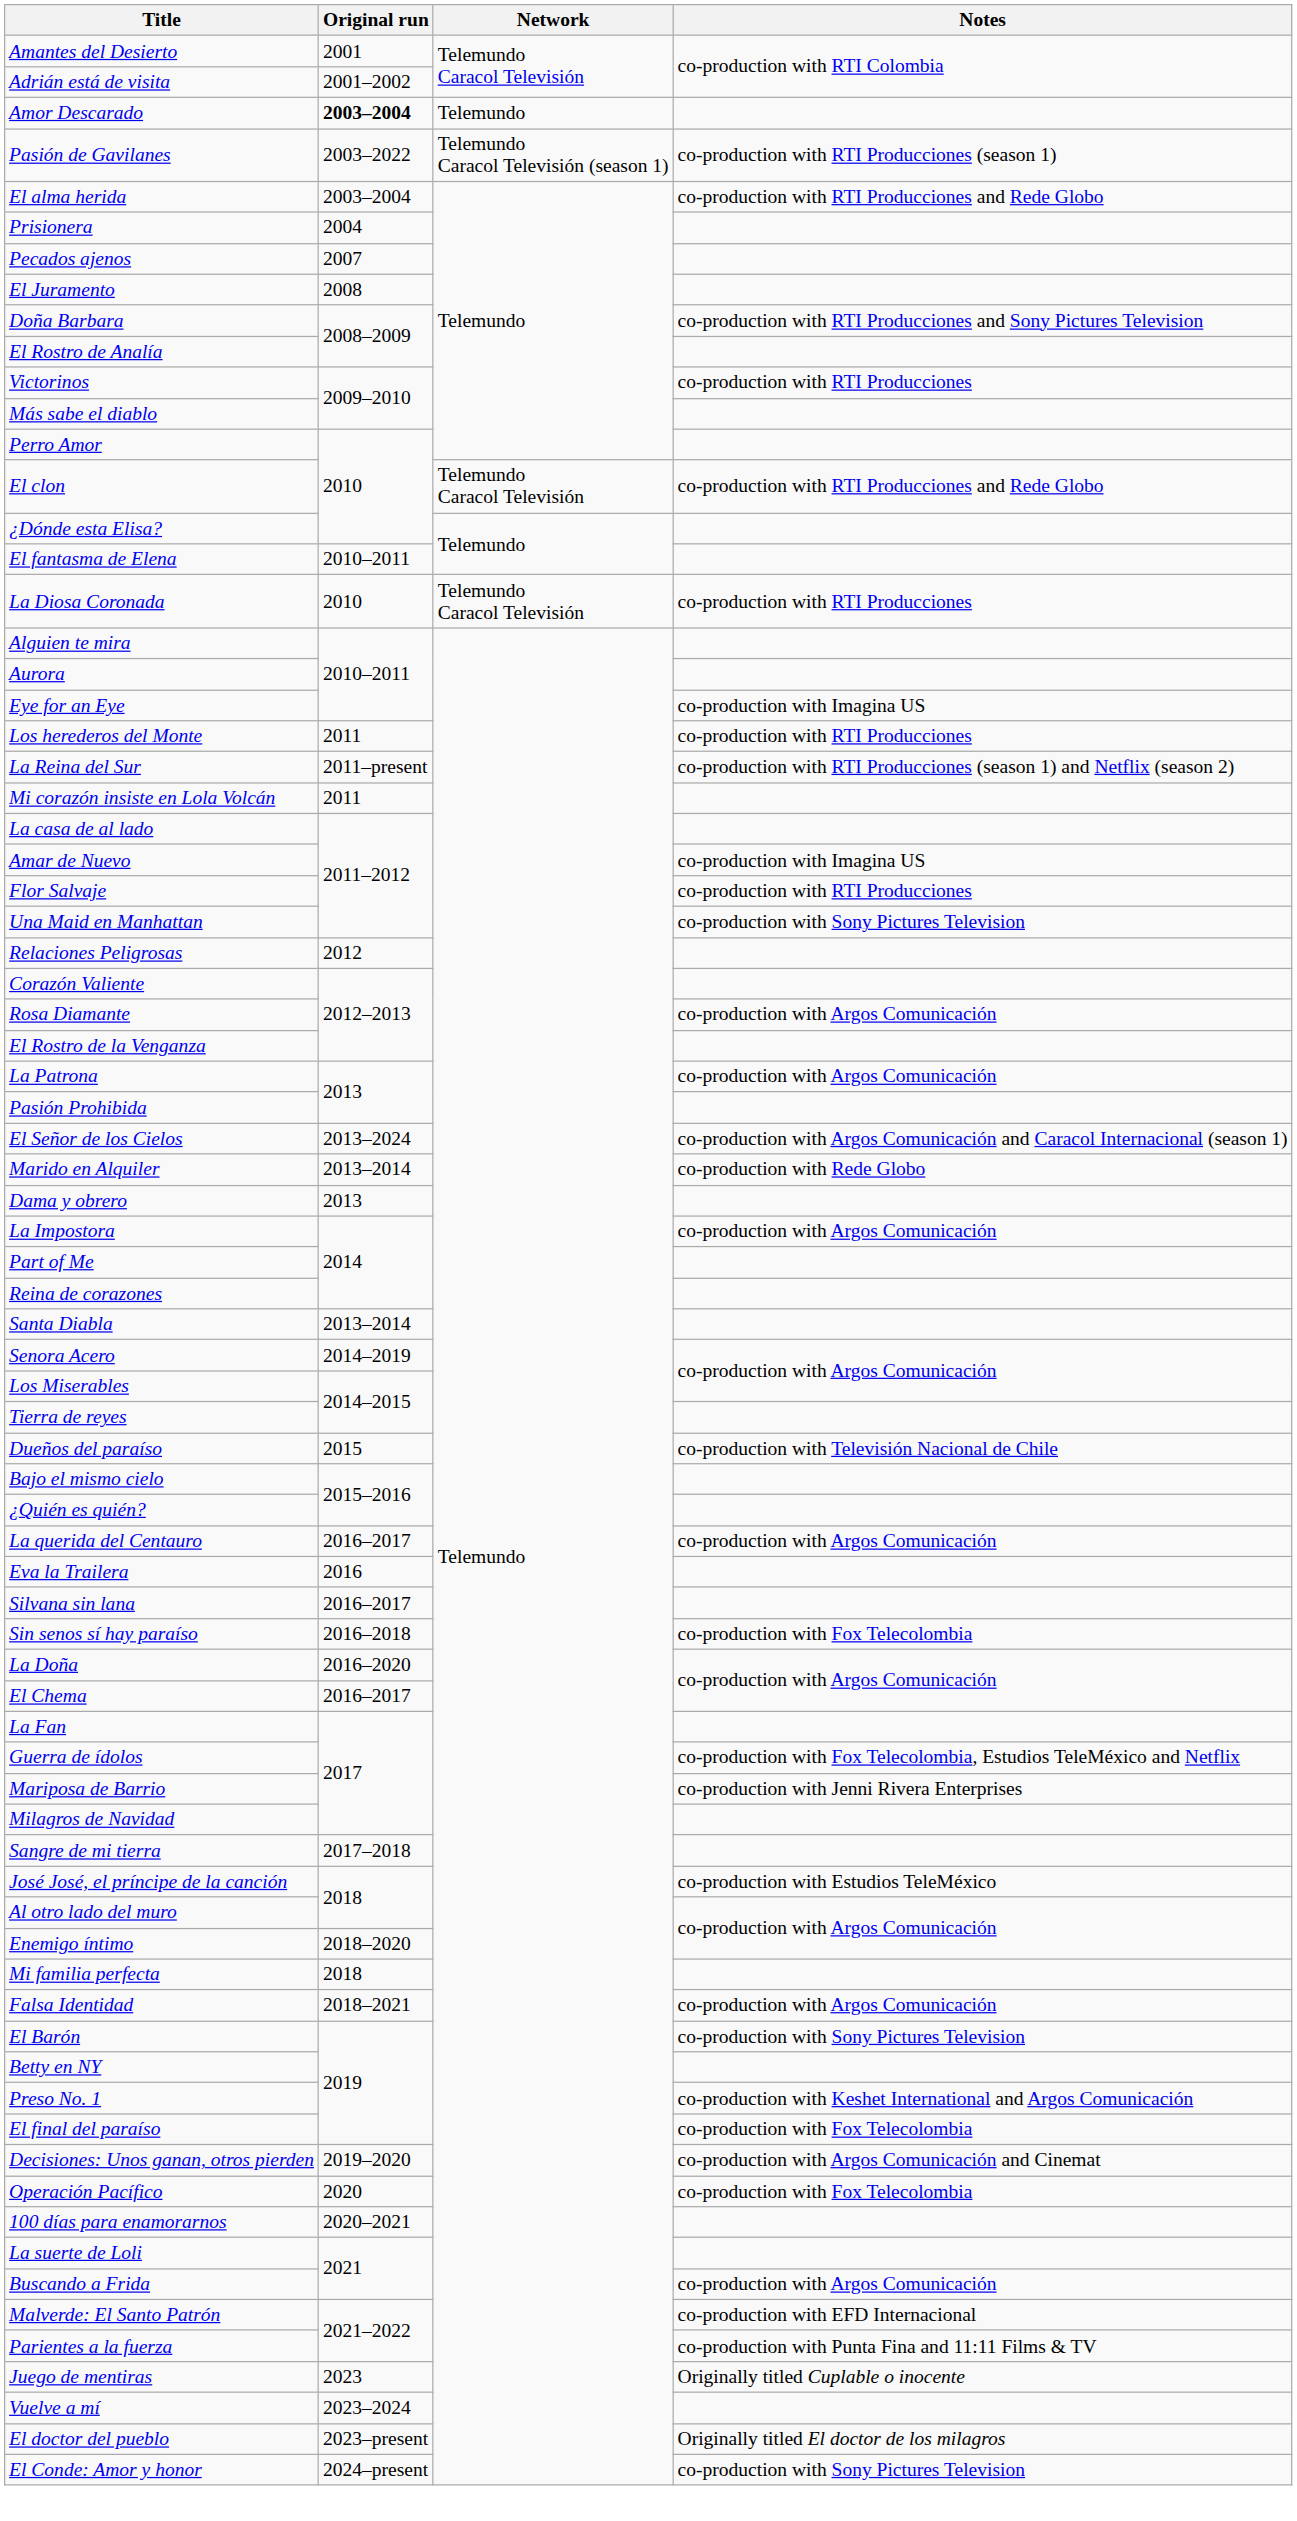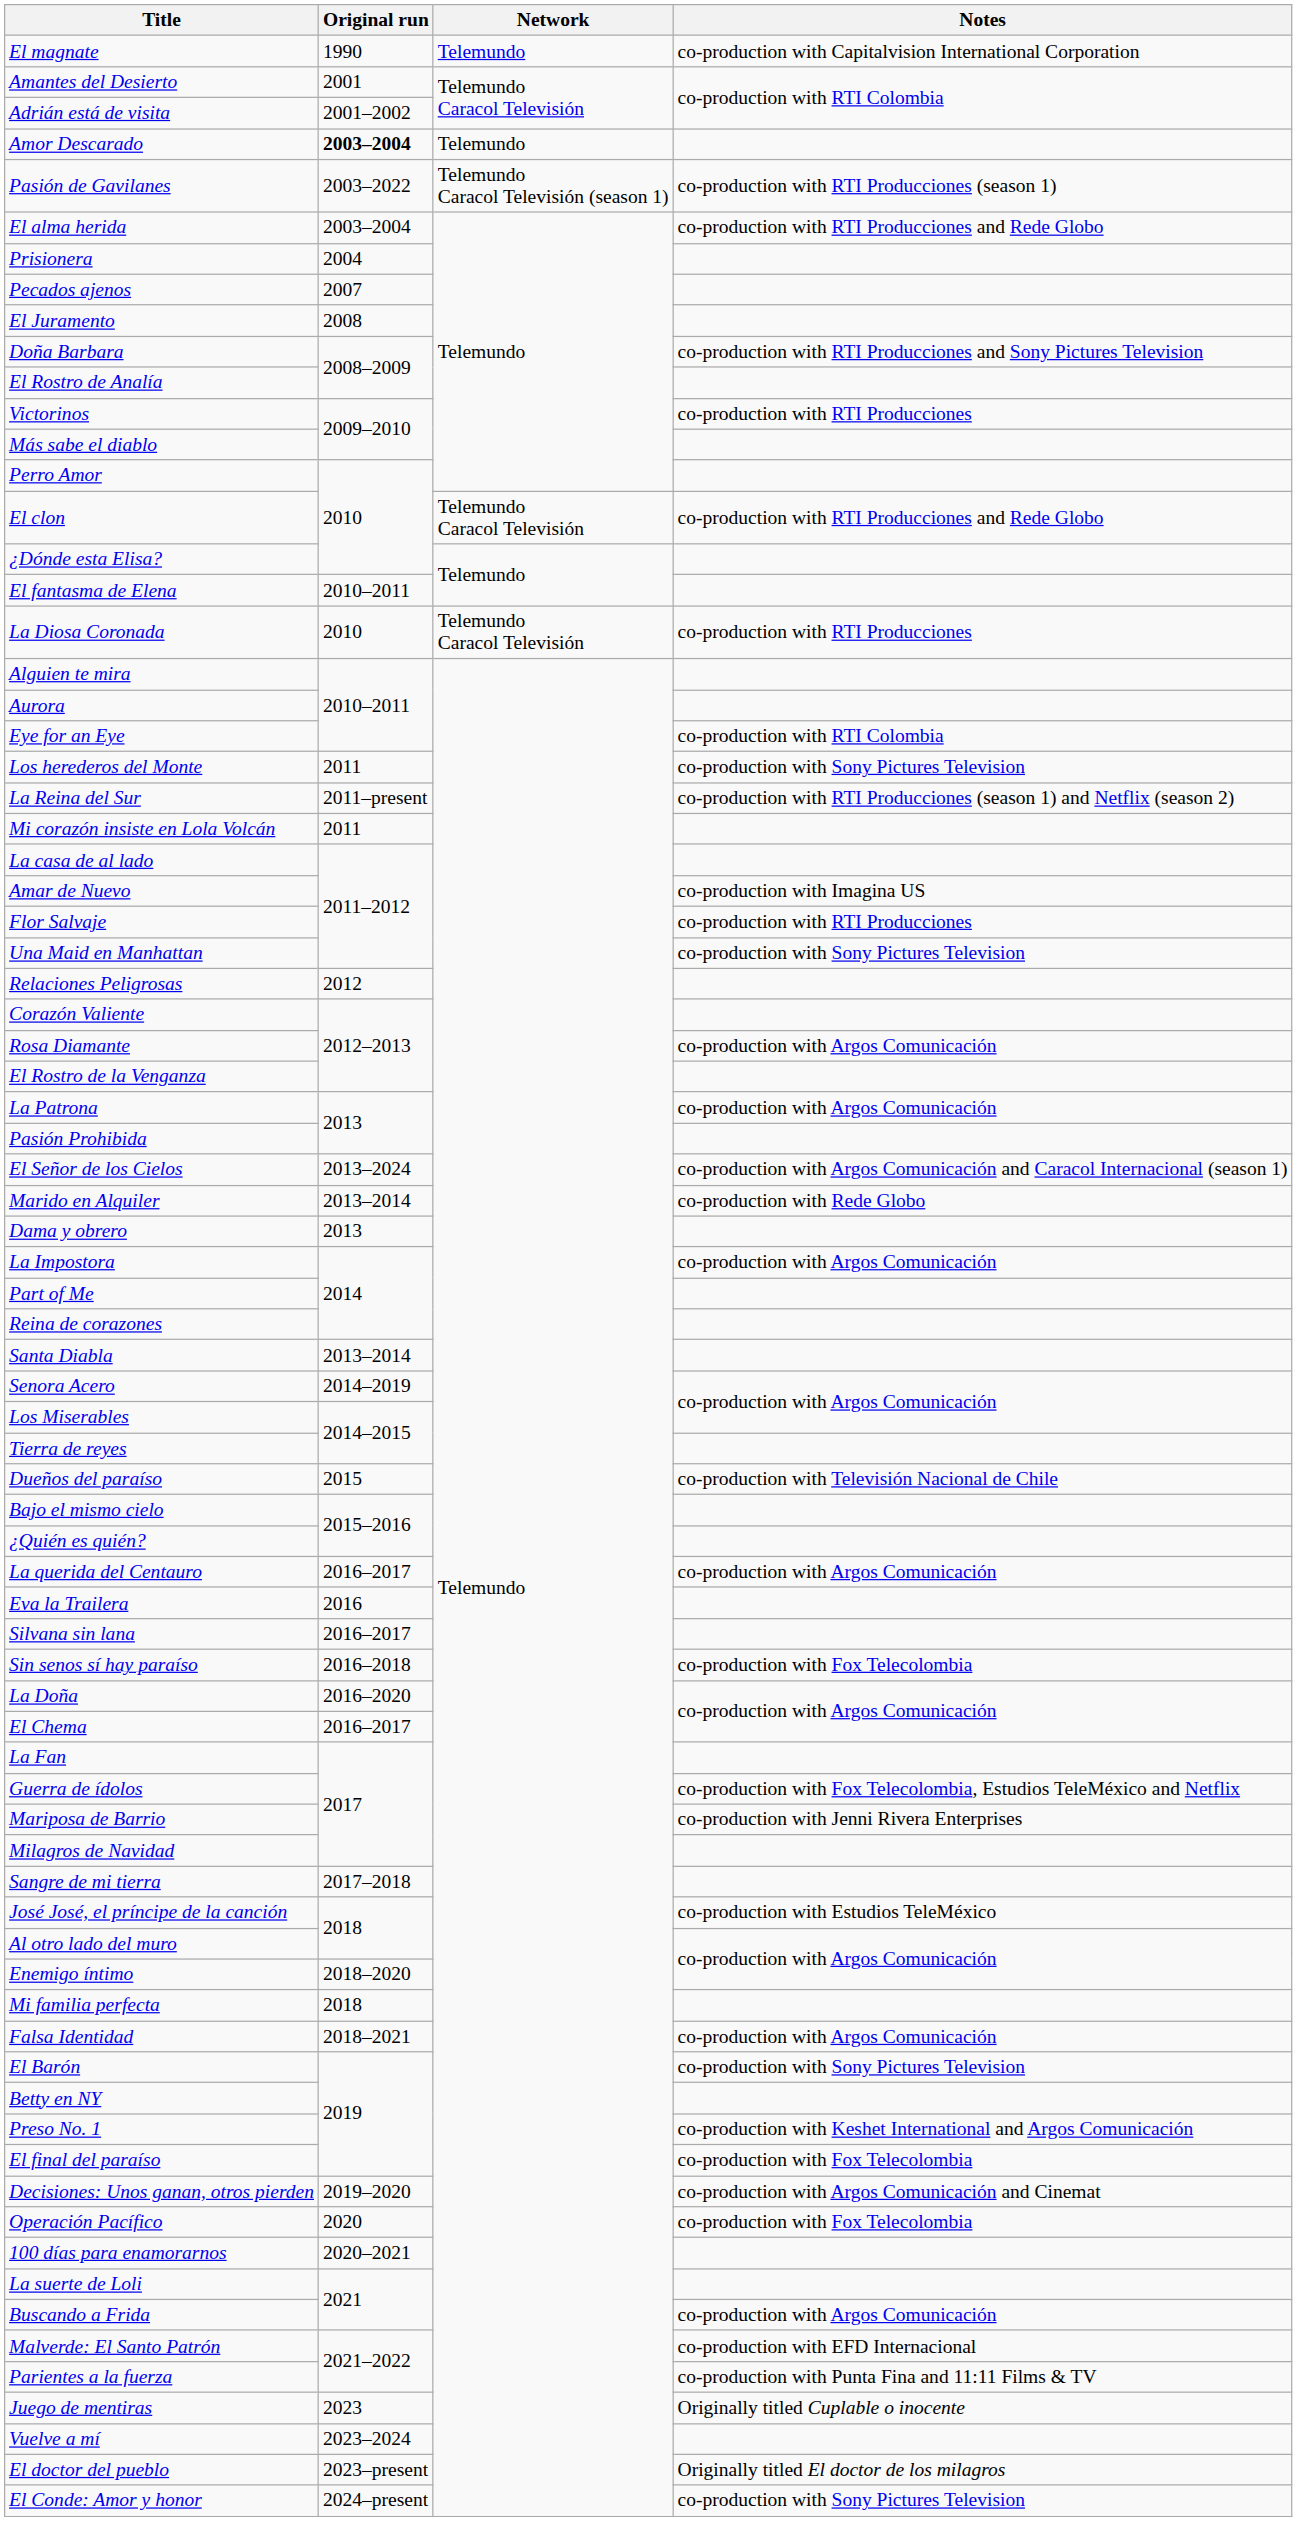+ row: (54, 50)
(801, 705) co-production with Imagina US -> (811, 735) co-production with RTI Colombia
(825, 735) co-production with RTI Producciones -> (851, 766) co-production with Sony Pictures Television
